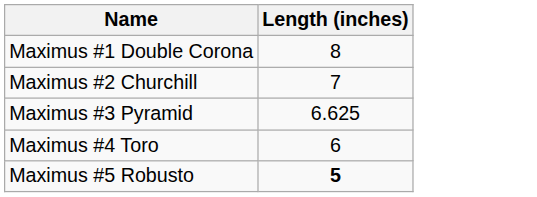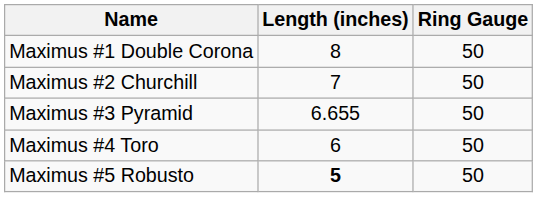+ column: (473, 20)
(335, 113) 6.625 -> (335, 113) 6.655
